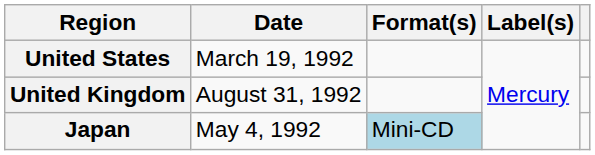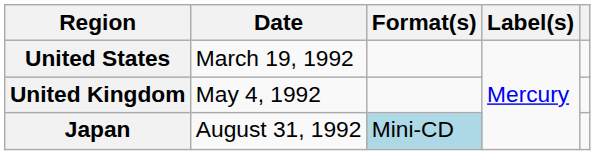(279, 94) August 31, 1992 -> (258, 94) May 4, 1992
(258, 130) May 4, 1992 -> (279, 130) August 31, 1992
